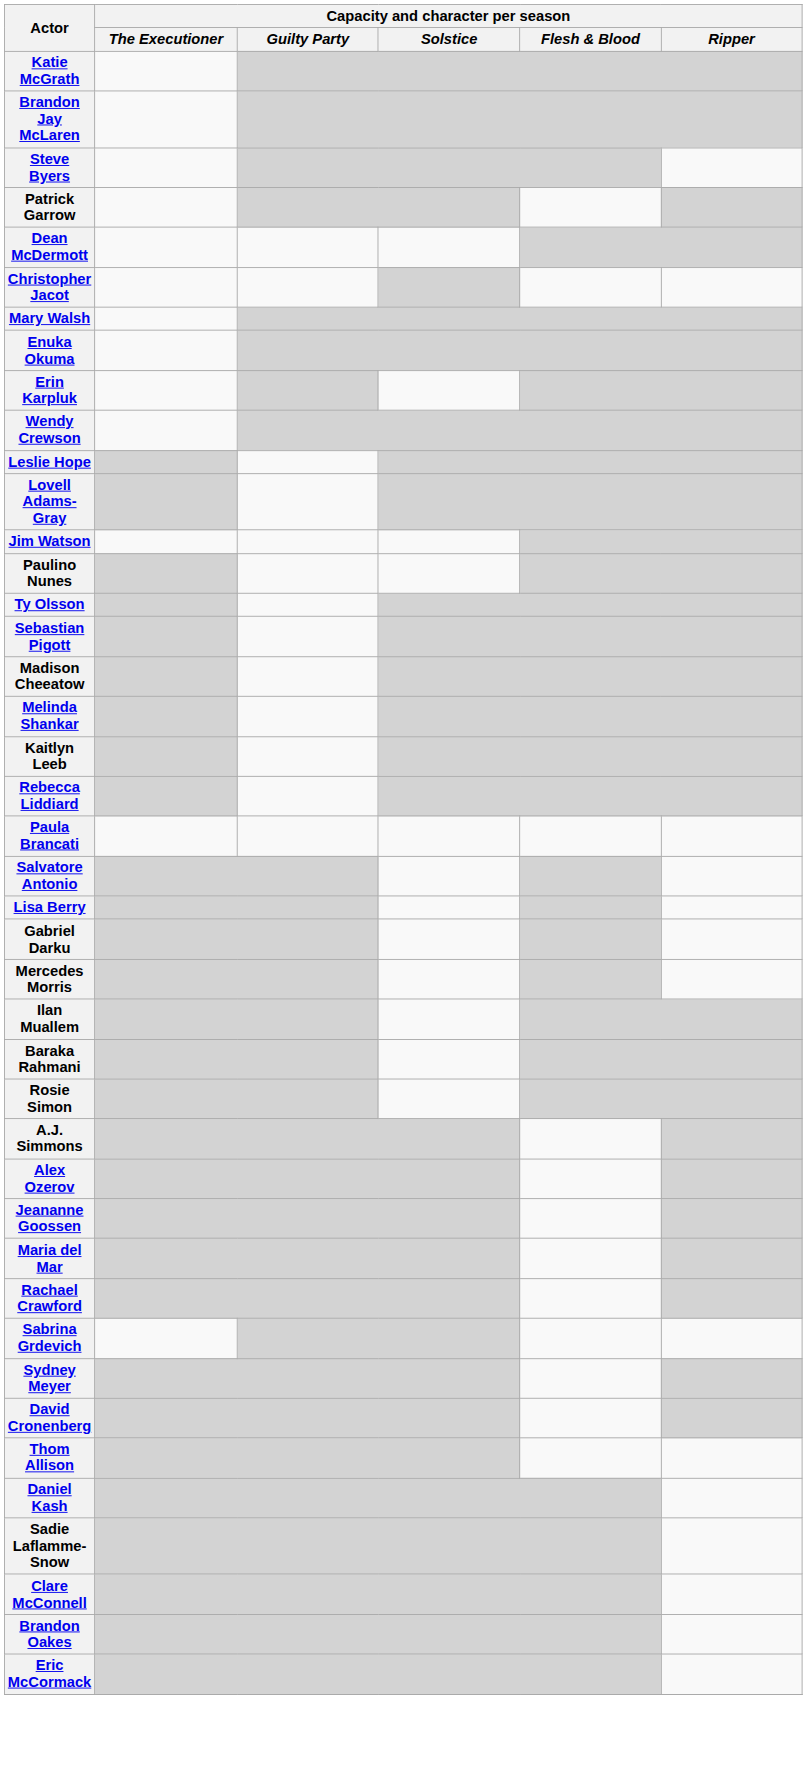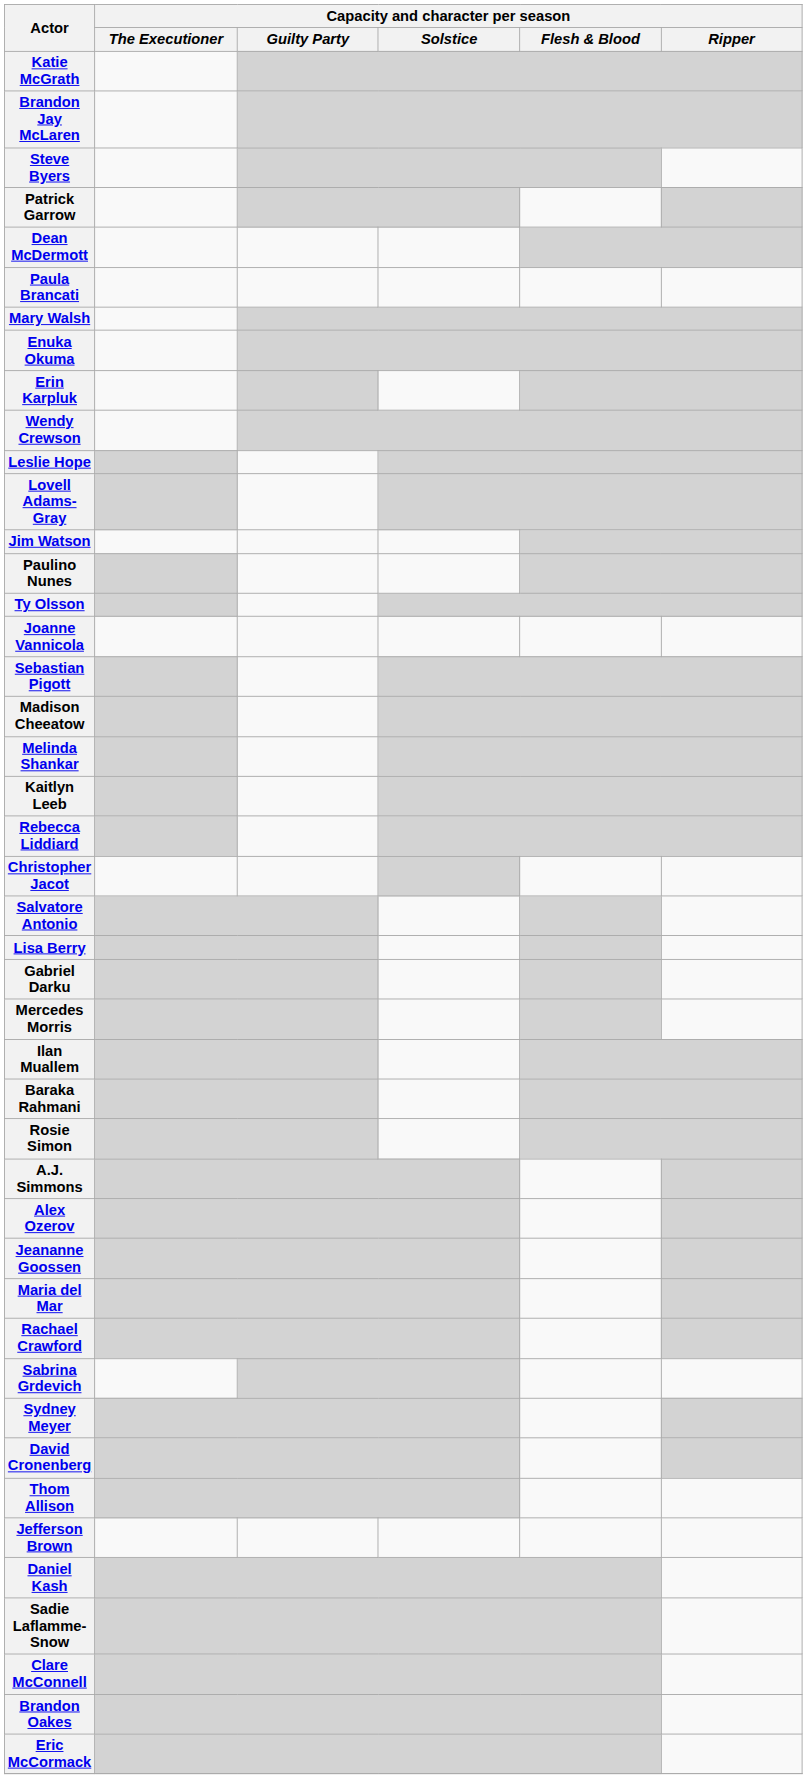rows swapped: (50, 287) <-> (50, 836)
+ row: (50, 636)
+ row: (50, 1537)
